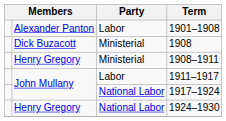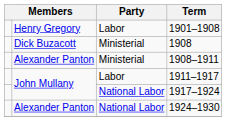(54, 28) Alexander Panton -> (47, 28) Henry Gregory
(47, 60) Henry Gregory -> (54, 60) Alexander Panton
(47, 108) Henry Gregory -> (54, 108) Alexander Panton
